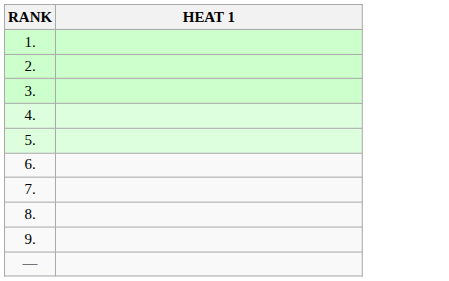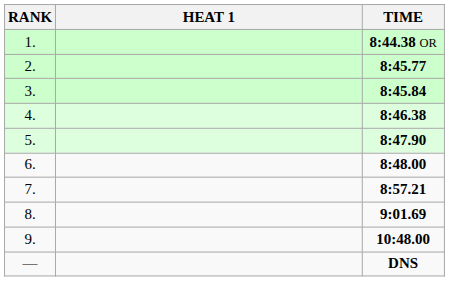+ column: (403, 17)
